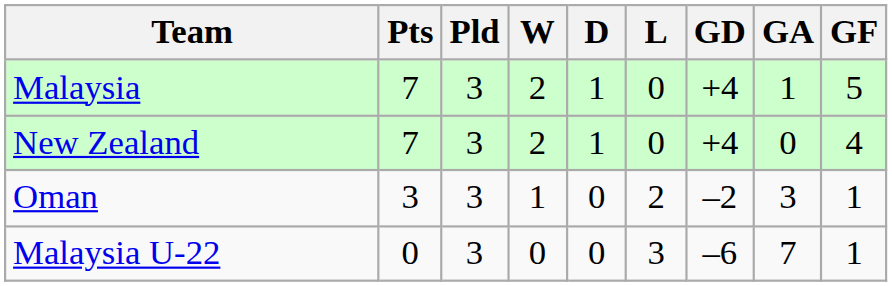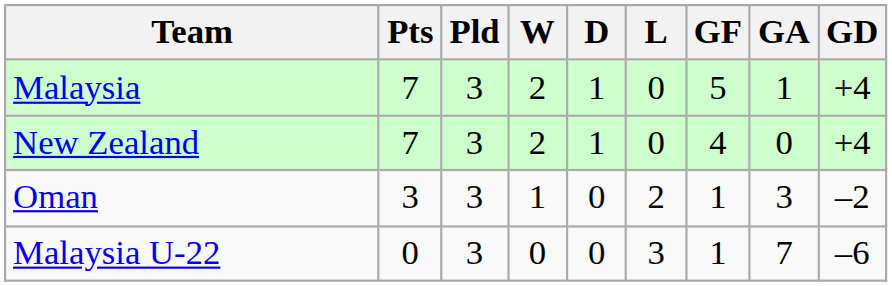columns swapped: (854, 32) <-> (720, 32)
